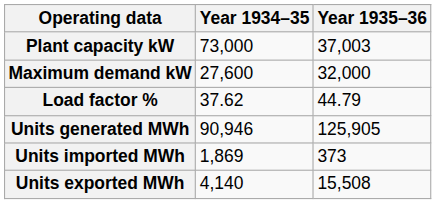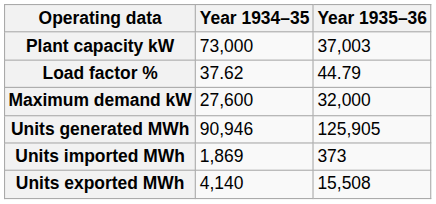rows swapped: (100, 73) <-> (100, 101)
